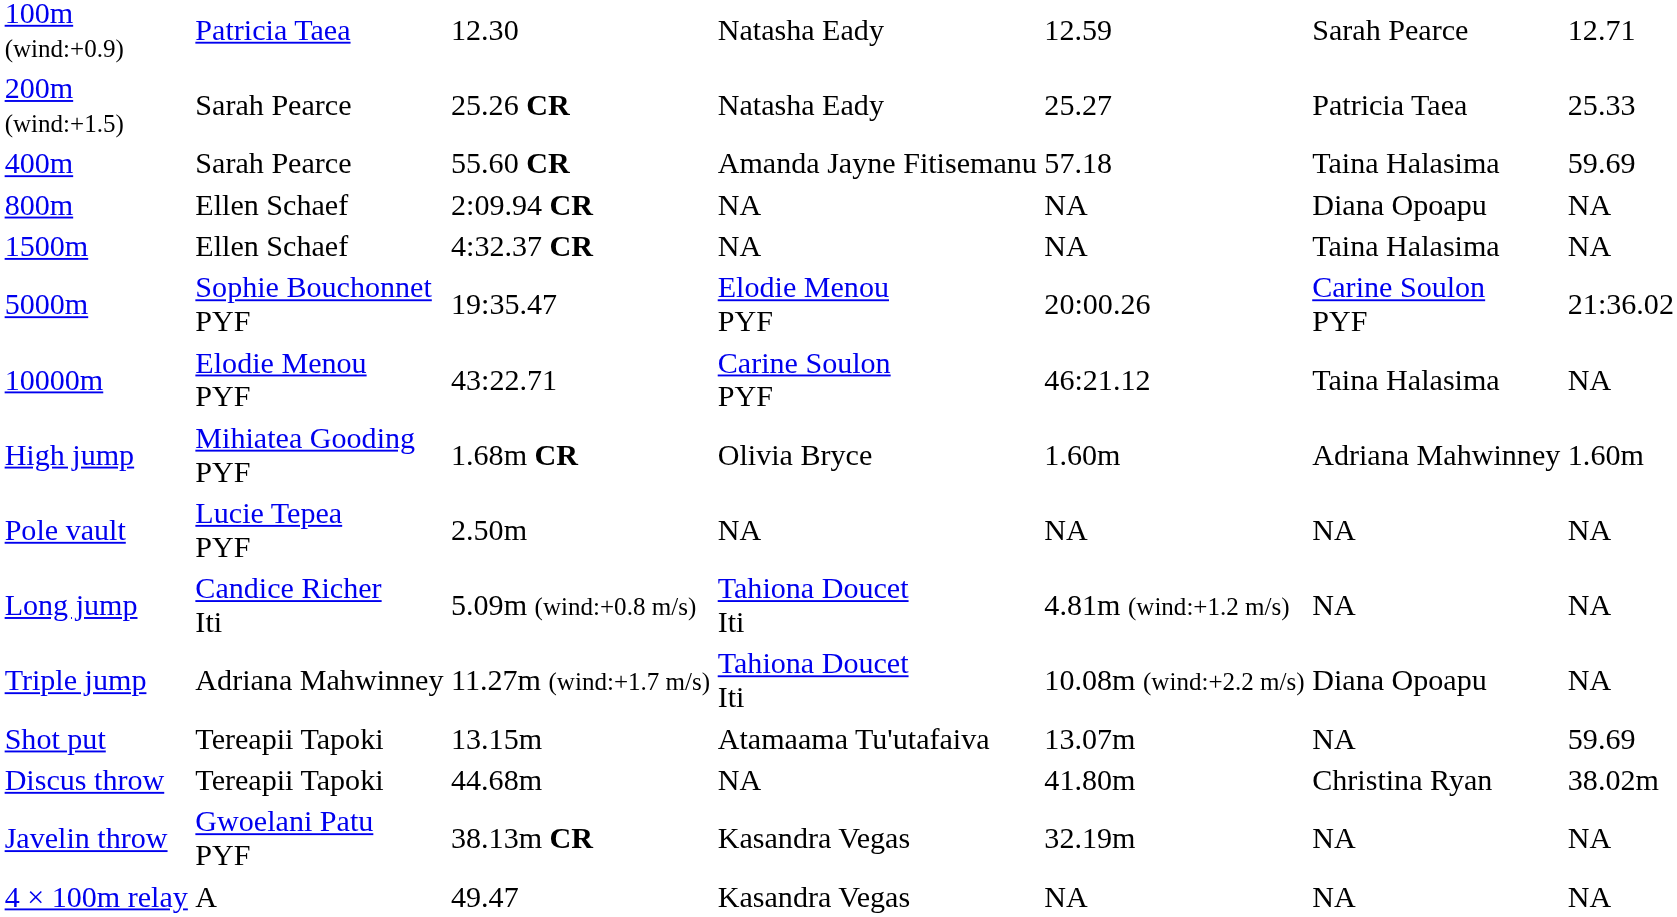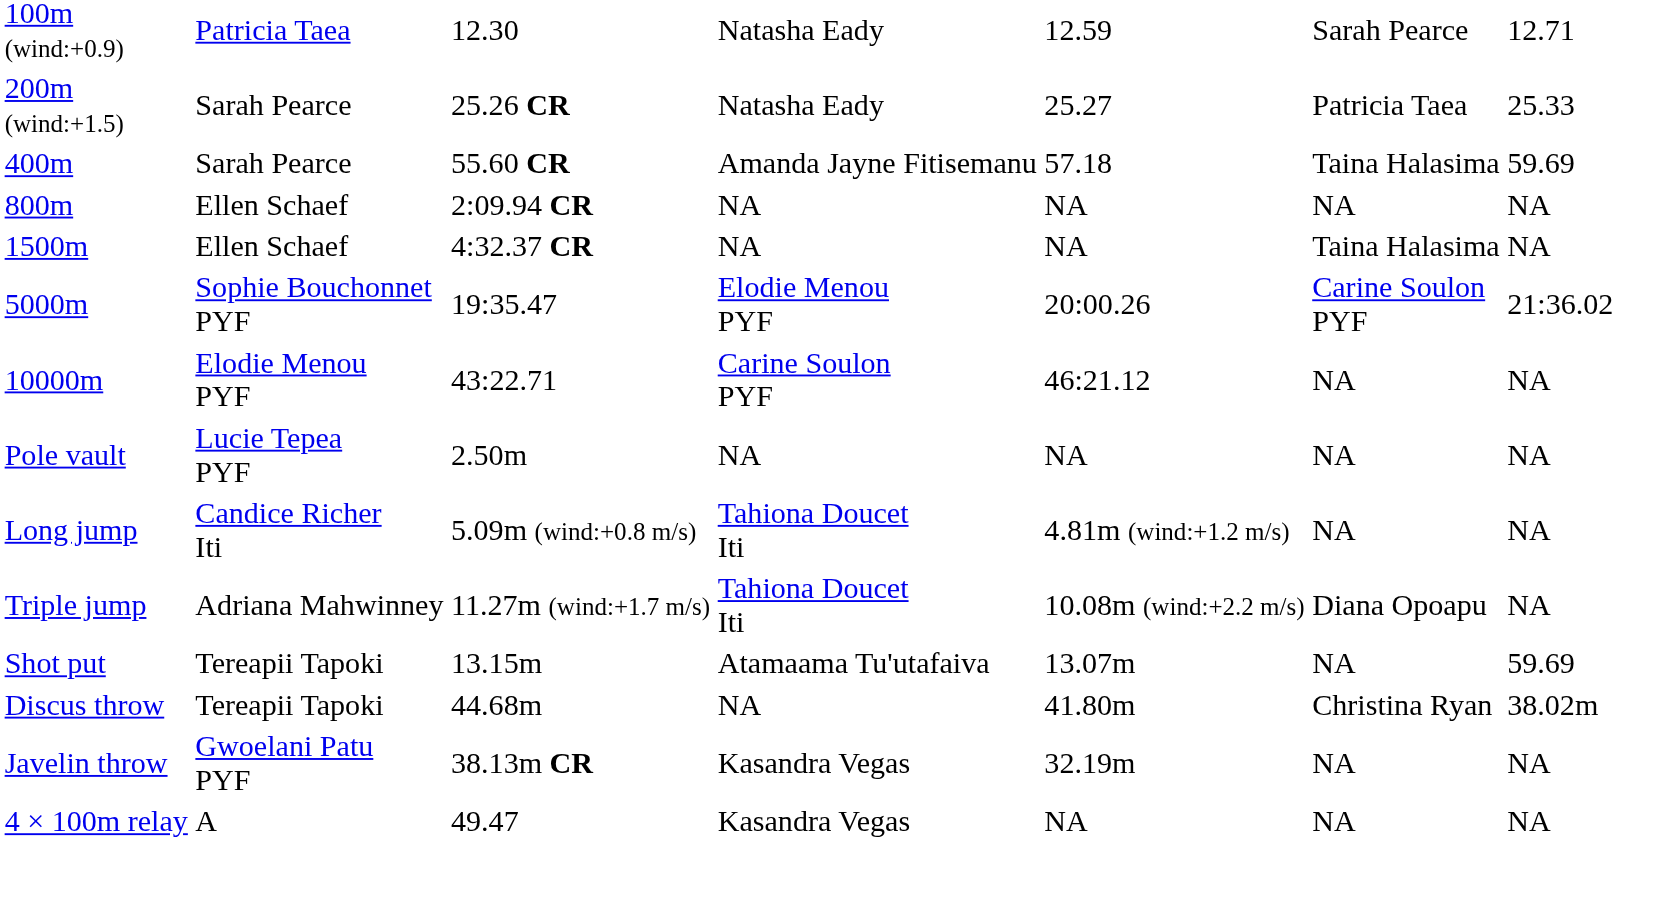(1399, 204) Diana Opoapu -> (1334, 204) NA
(1406, 379) Taina Halasima -> (1334, 379) NA
- row: (69, 454)
